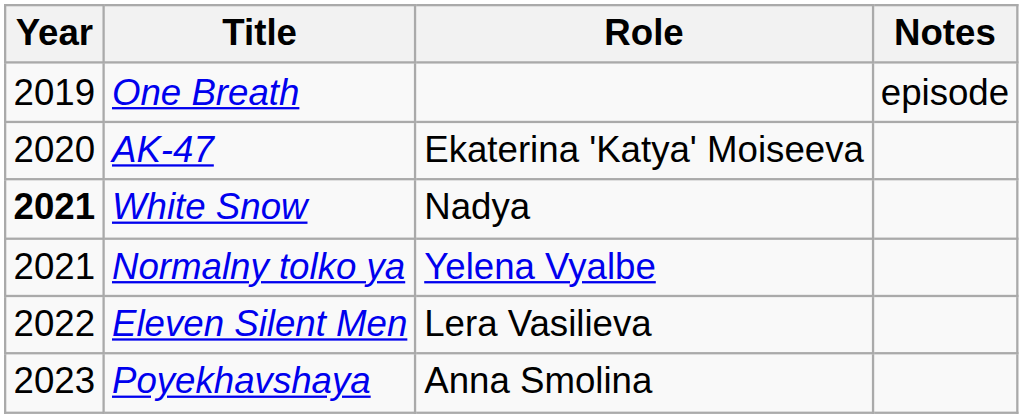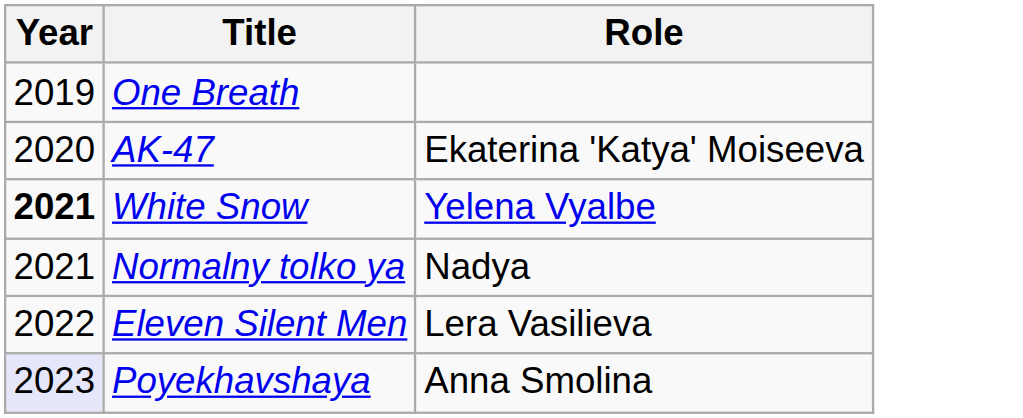- column: (945, 33)
(477, 207) Nadya -> (540, 207) Yelena Vyalbe
(540, 265) Yelena Vyalbe -> (477, 265) Nadya
(54, 382) no background -> (54, 382) lavender background
